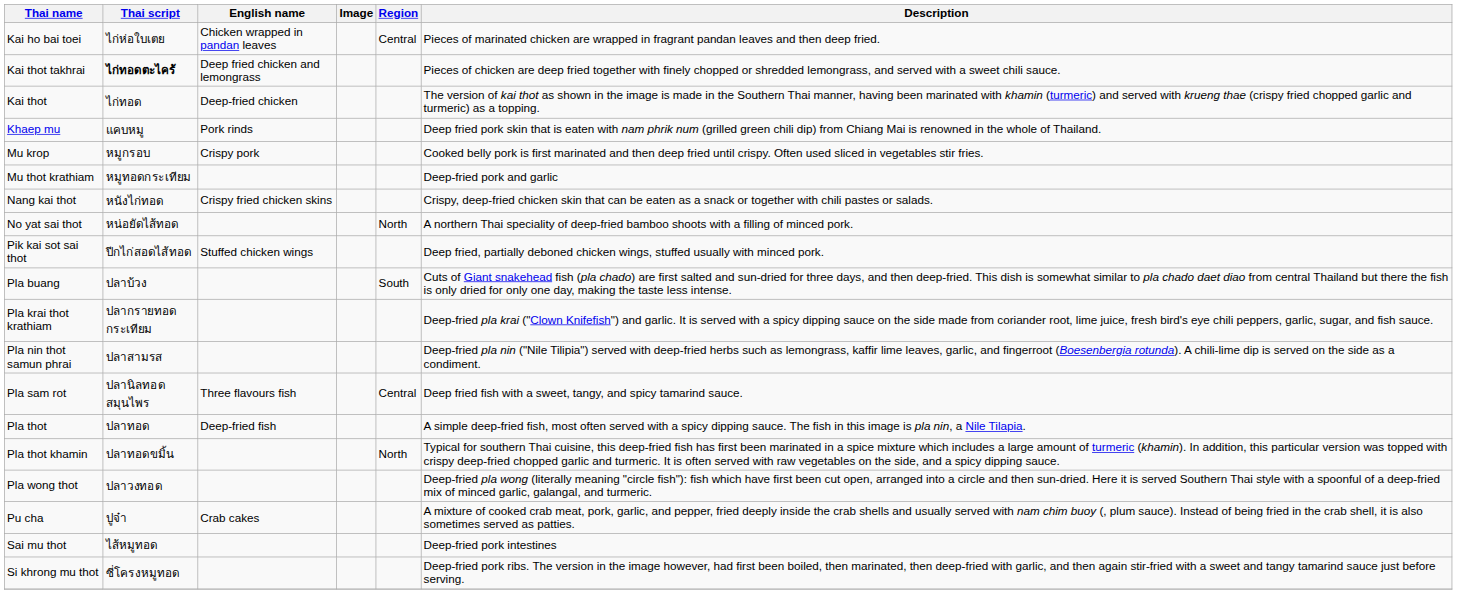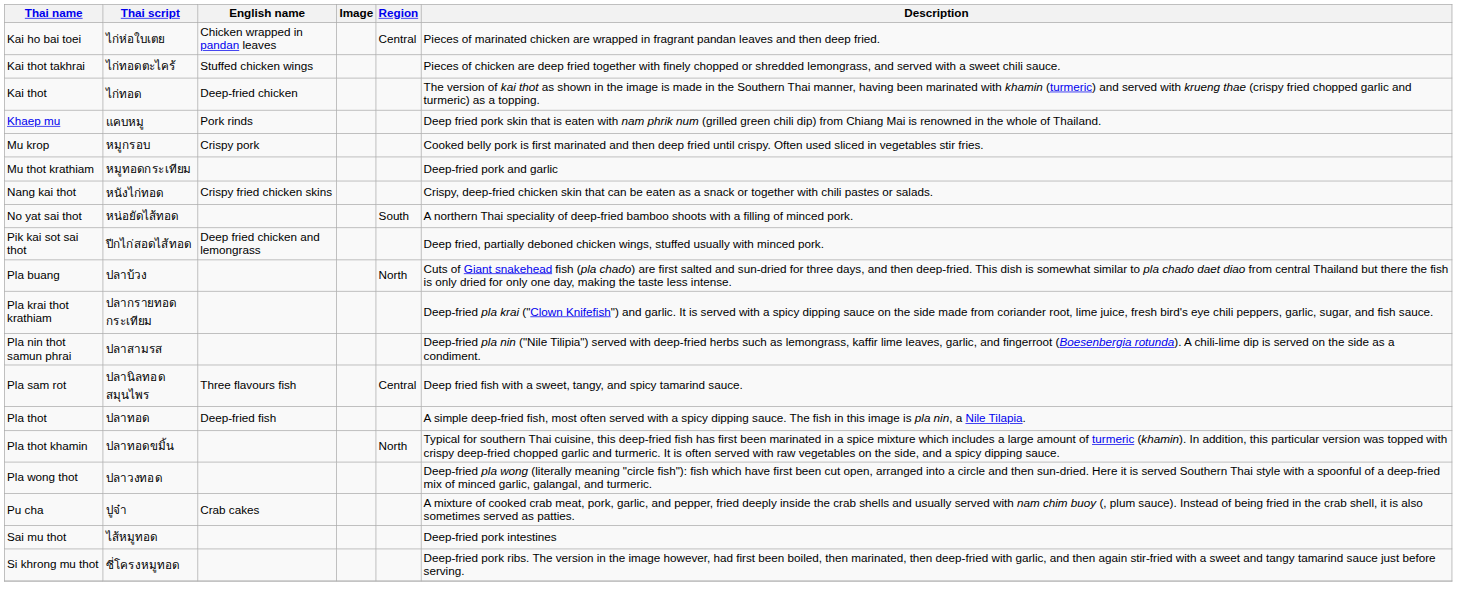(141, 70) bold -> (141, 66) normal
(260, 70) Deep fried chicken and lemongrass -> (257, 66) Stuffed chicken wings
(393, 224) North -> (394, 216) South
(257, 252) Stuffed chicken wings -> (260, 243) Deep fried chicken and lemongrass
(394, 283) South -> (393, 275) North
